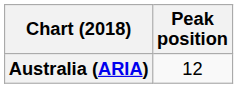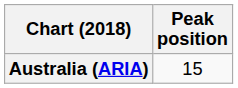(193, 68) 12 -> (193, 68) 15
